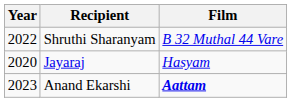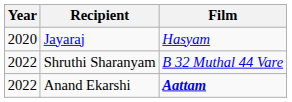rows swapped: (64, 62) <-> (100, 39)
(22, 85) 2023 -> (22, 85) 2022
